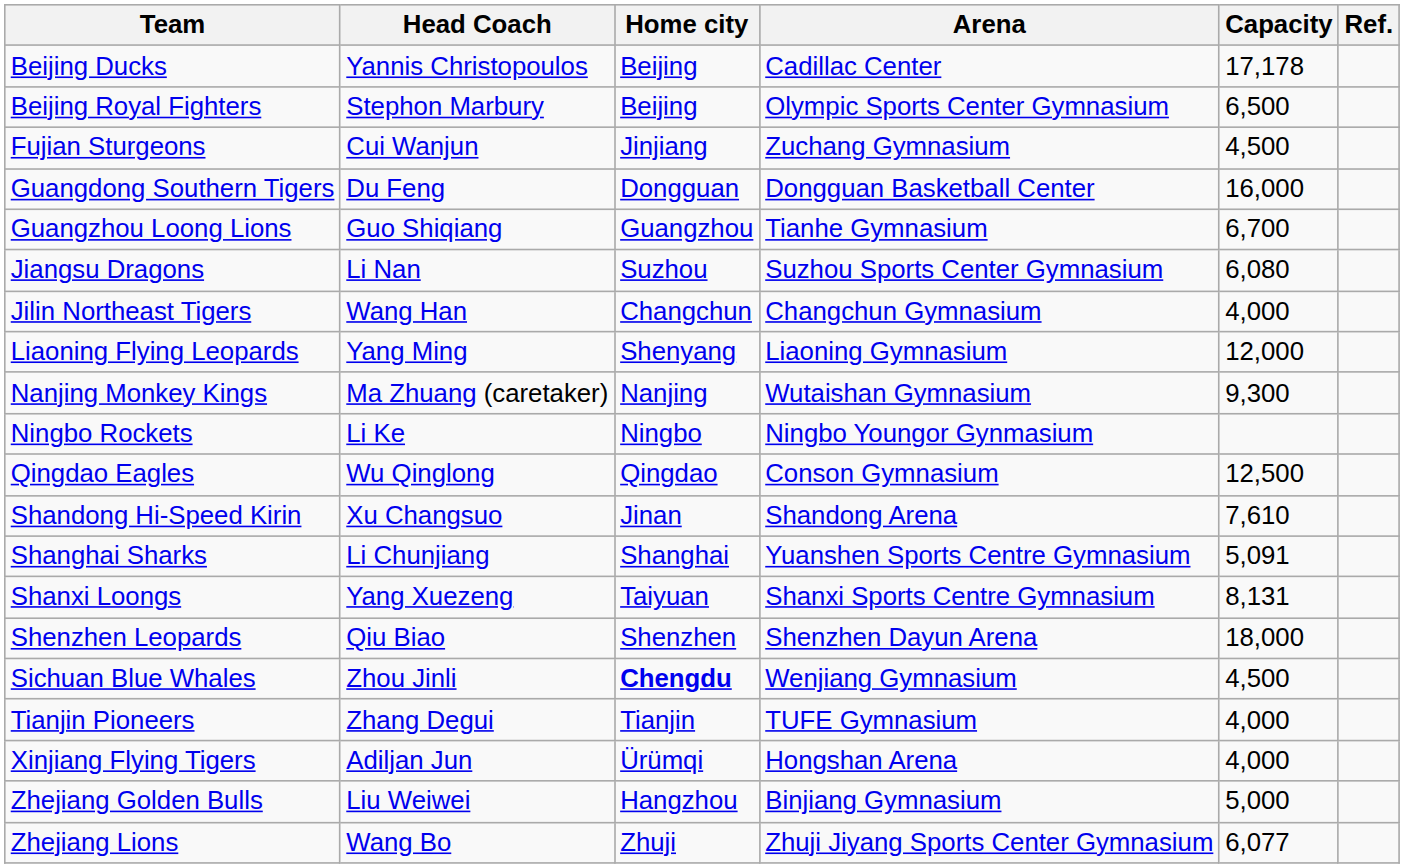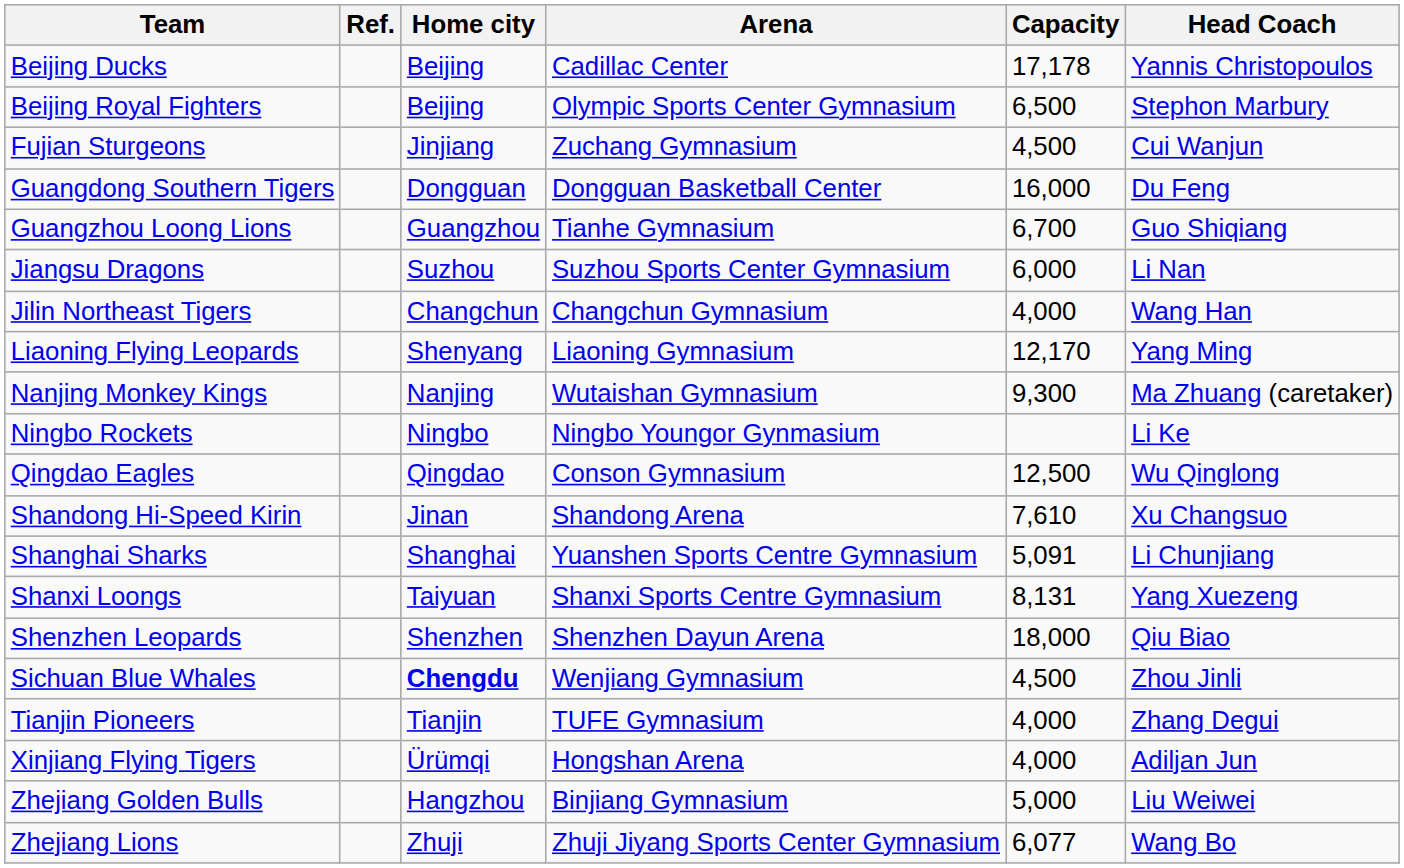columns swapped: (477, 24) <-> (1369, 24)
(1257, 270) 6,080 -> (1044, 270) 6,000
(1265, 351) 12,000 -> (1051, 351) 12,170
